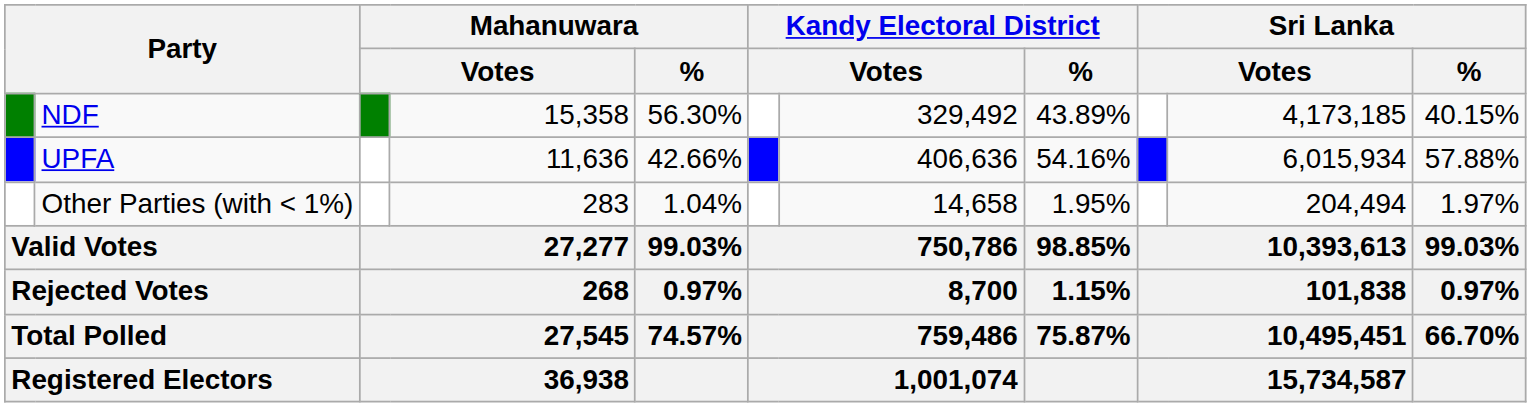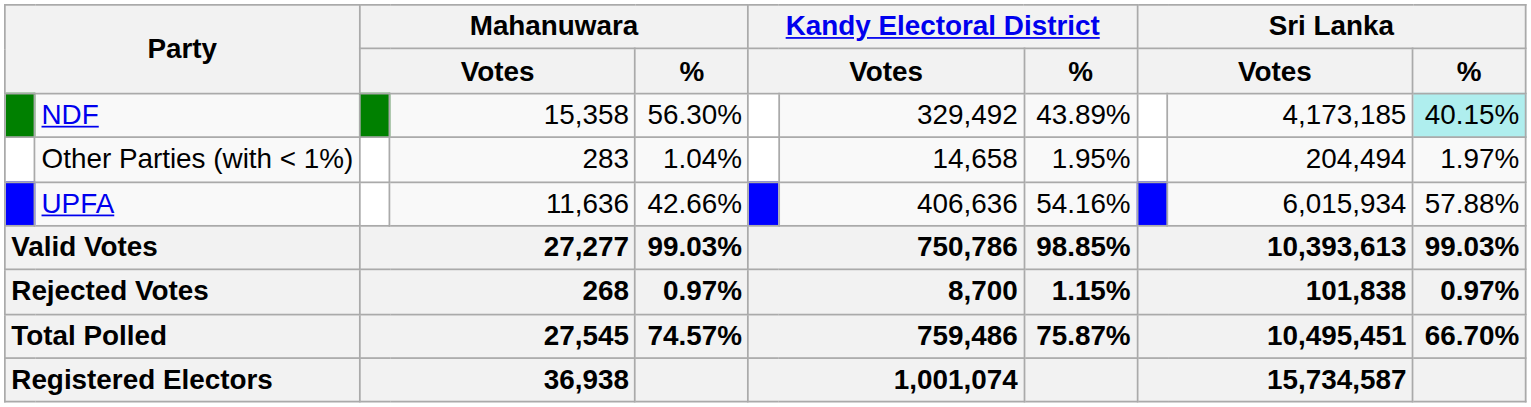(1472, 114) no background -> (1472, 114) paleturquoise background
rows swapped: (78, 159) <-> (197, 203)
